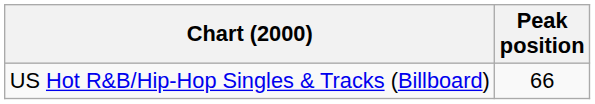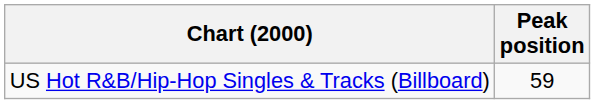(542, 80) 66 -> (542, 80) 59
